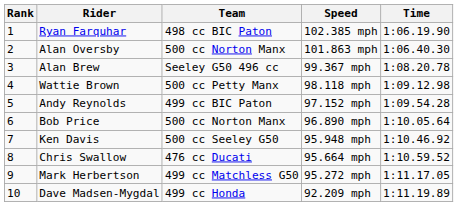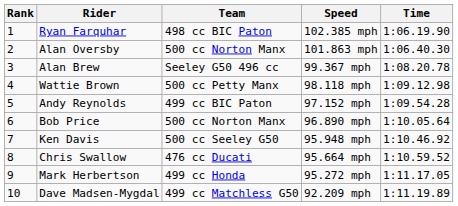(232, 175) 499 cc Matchless G50 -> (205, 175) 499 cc Honda
(205, 193) 499 cc Honda -> (232, 193) 499 cc Matchless G50
